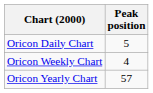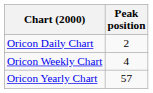(126, 43) 5 -> (126, 43) 2
